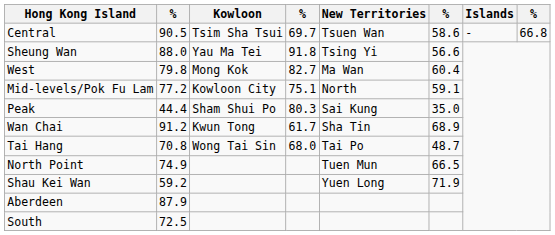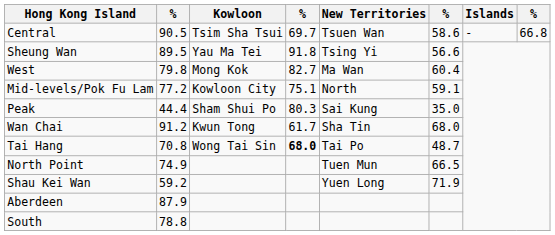(173, 52) 88.0 -> (173, 52) 89.5
(446, 127) 68.9 -> (446, 127) 68.0
(302, 146) normal -> (302, 146) bold
(173, 221) 72.5 -> (173, 221) 78.8
